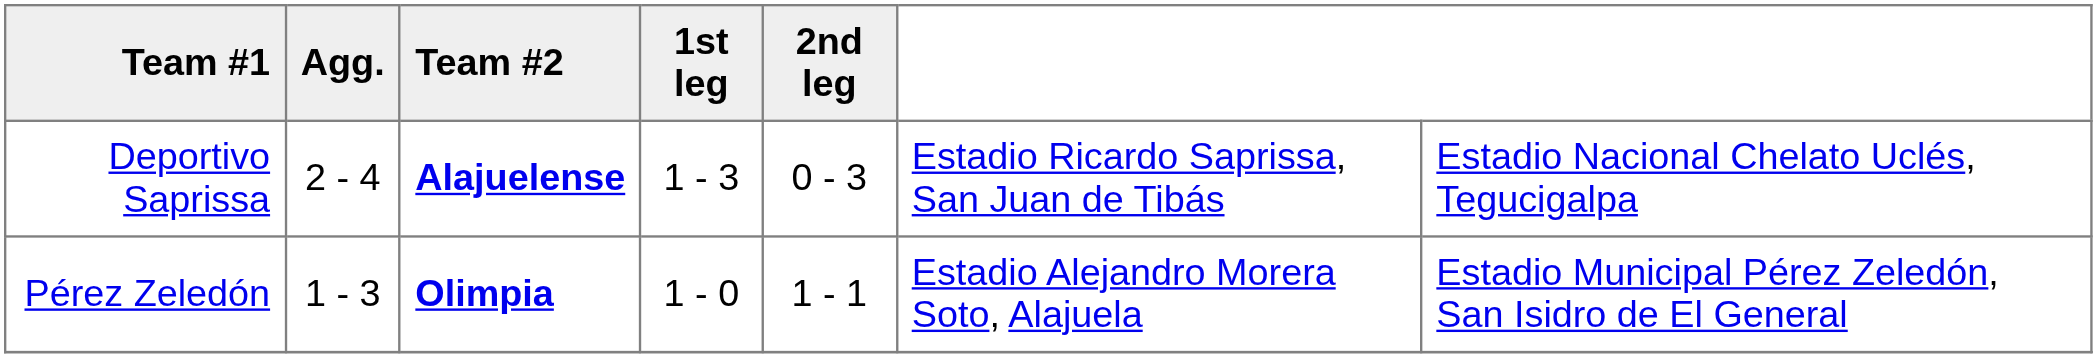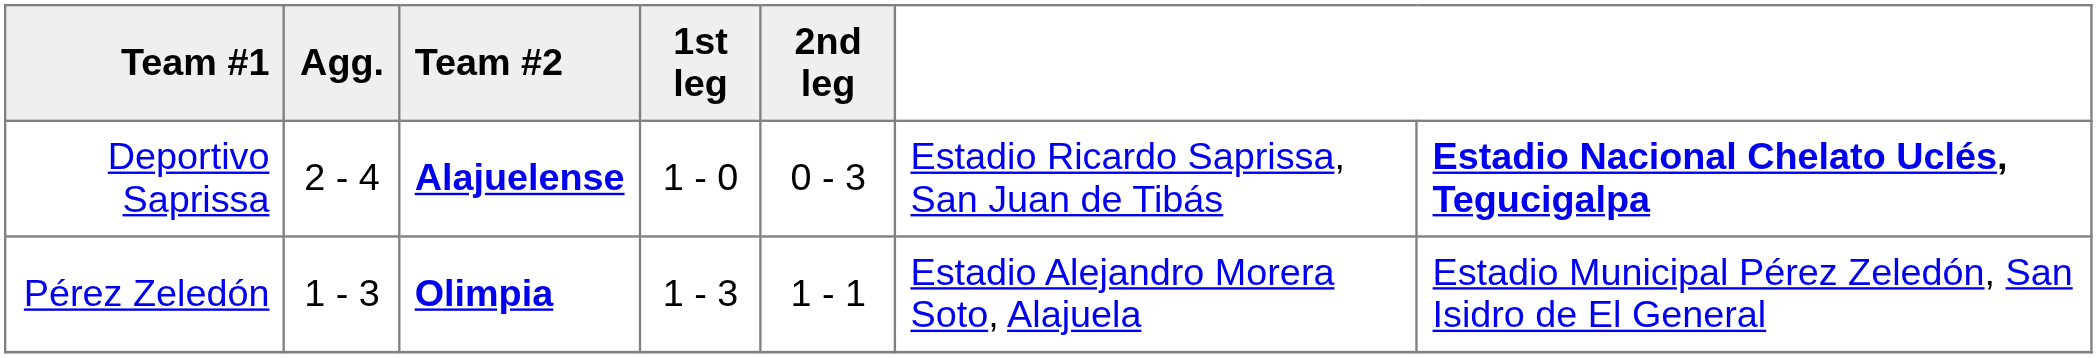(701, 177) 1 - 3 -> (701, 177) 1 - 0
(1706, 177) normal -> (1720, 177) bold
(701, 293) 1 - 0 -> (701, 293) 1 - 3
